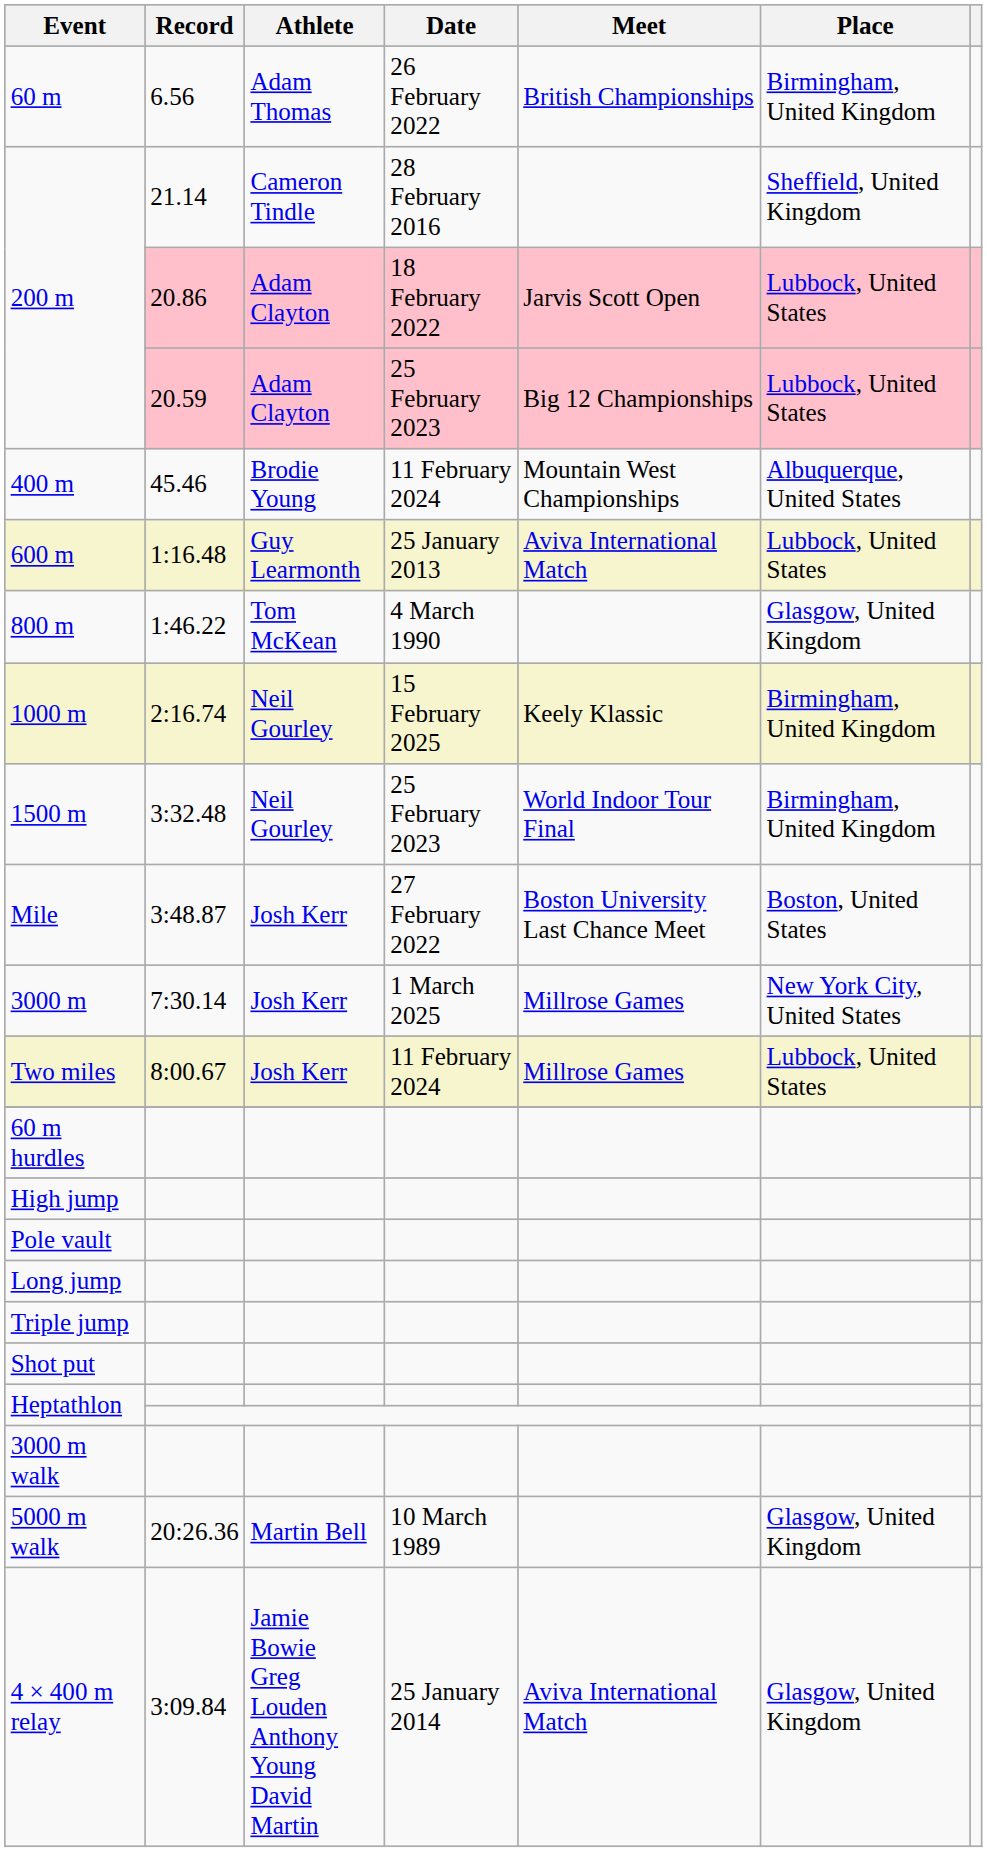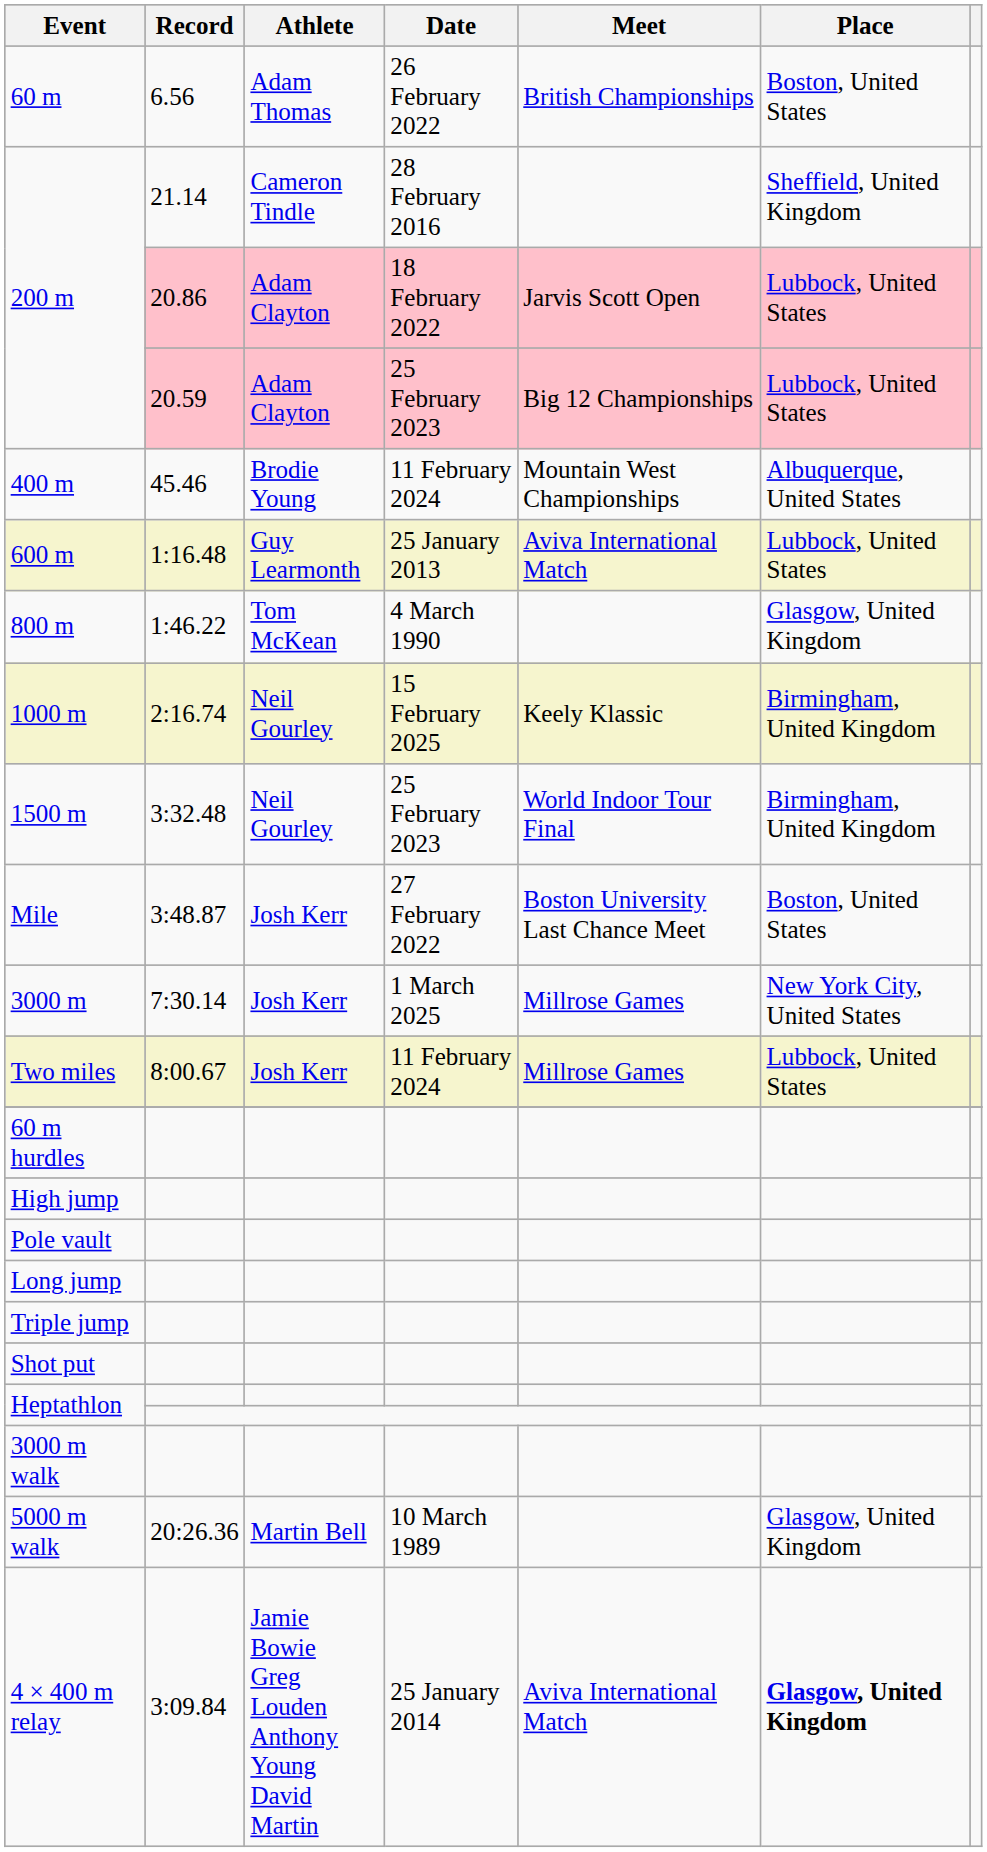(851, 96) Birmingham, United Kingdom -> (842, 96) Boston, United States
(851, 1707) normal -> (854, 1707) bold
